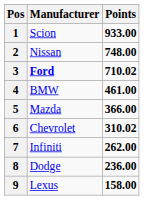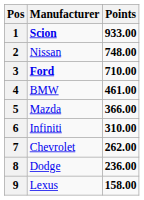(43, 33) normal -> (43, 33) bold
(121, 71) 710.02 -> (121, 71) 710.00
(53, 128) Chevrolet -> (46, 128) Infiniti
(121, 128) 310.02 -> (121, 128) 310.00
(46, 147) Infiniti -> (53, 147) Chevrolet
